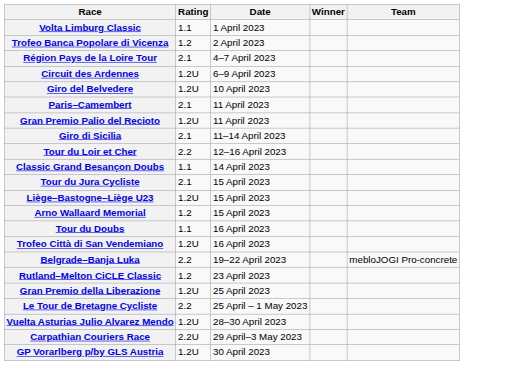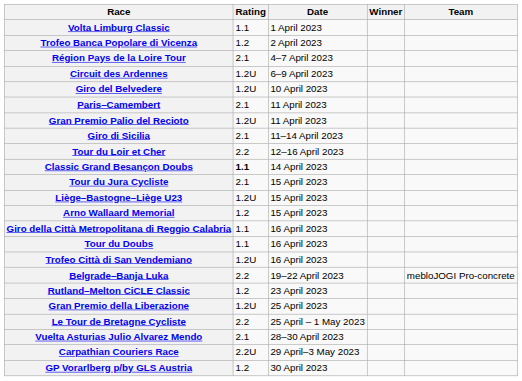(185, 167) normal -> (242, 167) bold
+ row: (119, 228)
(188, 321) 1.2U -> (242, 337) 2.1
(188, 352) 1.2U -> (242, 368) 1.2
